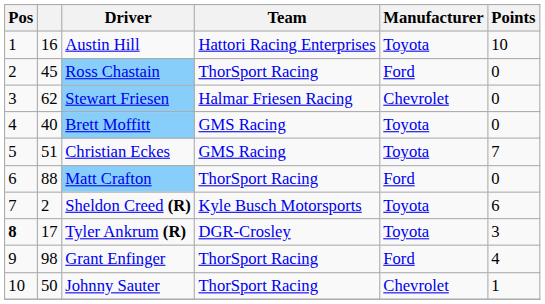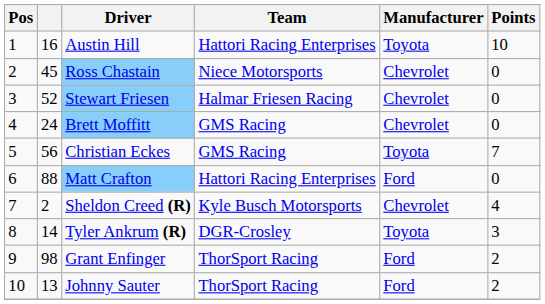(258, 71) ThorSport Racing -> (261, 71) Niece Motorsports
(399, 71) Ford -> (416, 71) Chevrolet
(49, 97) 62 -> (49, 97) 52
(49, 124) 40 -> (49, 124) 24
(406, 124) Toyota -> (416, 124) Chevrolet
(49, 151) 51 -> (49, 151) 56
(258, 178) ThorSport Racing -> (287, 178) Hattori Racing Enterprises
(406, 204) Toyota -> (416, 204) Chevrolet
(495, 204) 6 -> (495, 204) 4
(13, 231) bold -> (13, 231) normal
(49, 231) 17 -> (49, 231) 14
(495, 258) 4 -> (495, 258) 2
(49, 285) 50 -> (49, 285) 13
(416, 285) Chevrolet -> (399, 285) Ford
(495, 285) 1 -> (495, 285) 2
